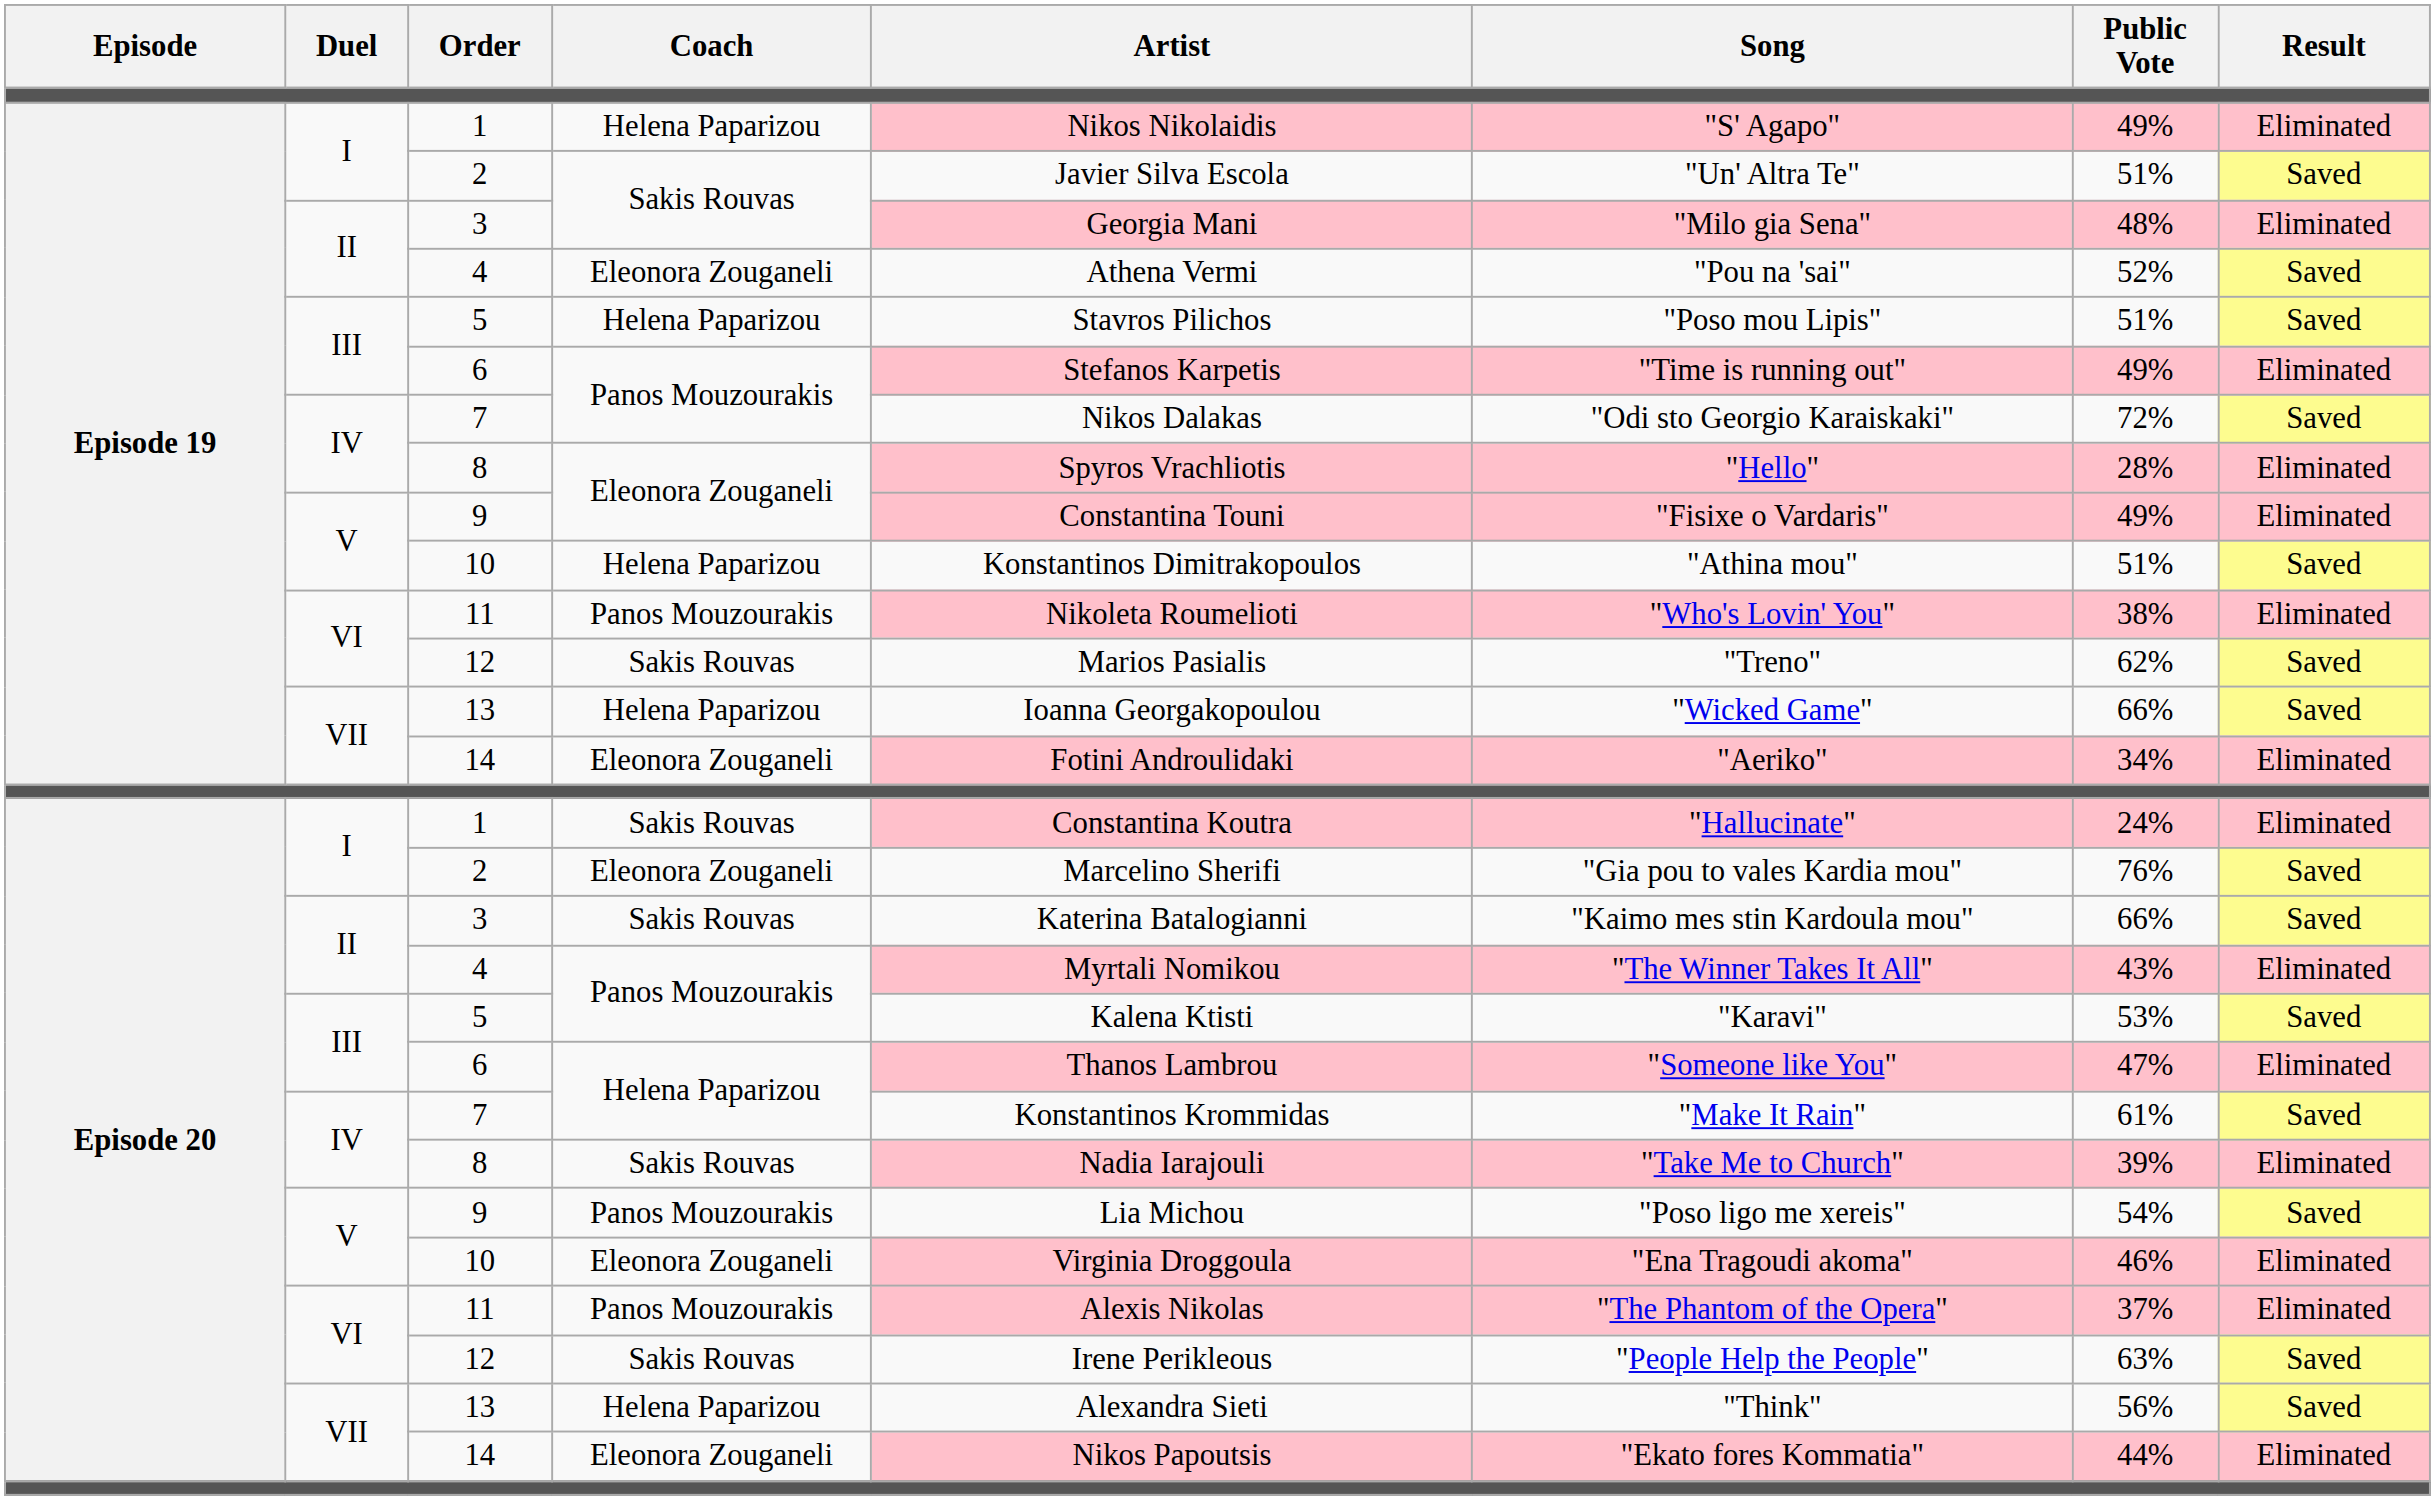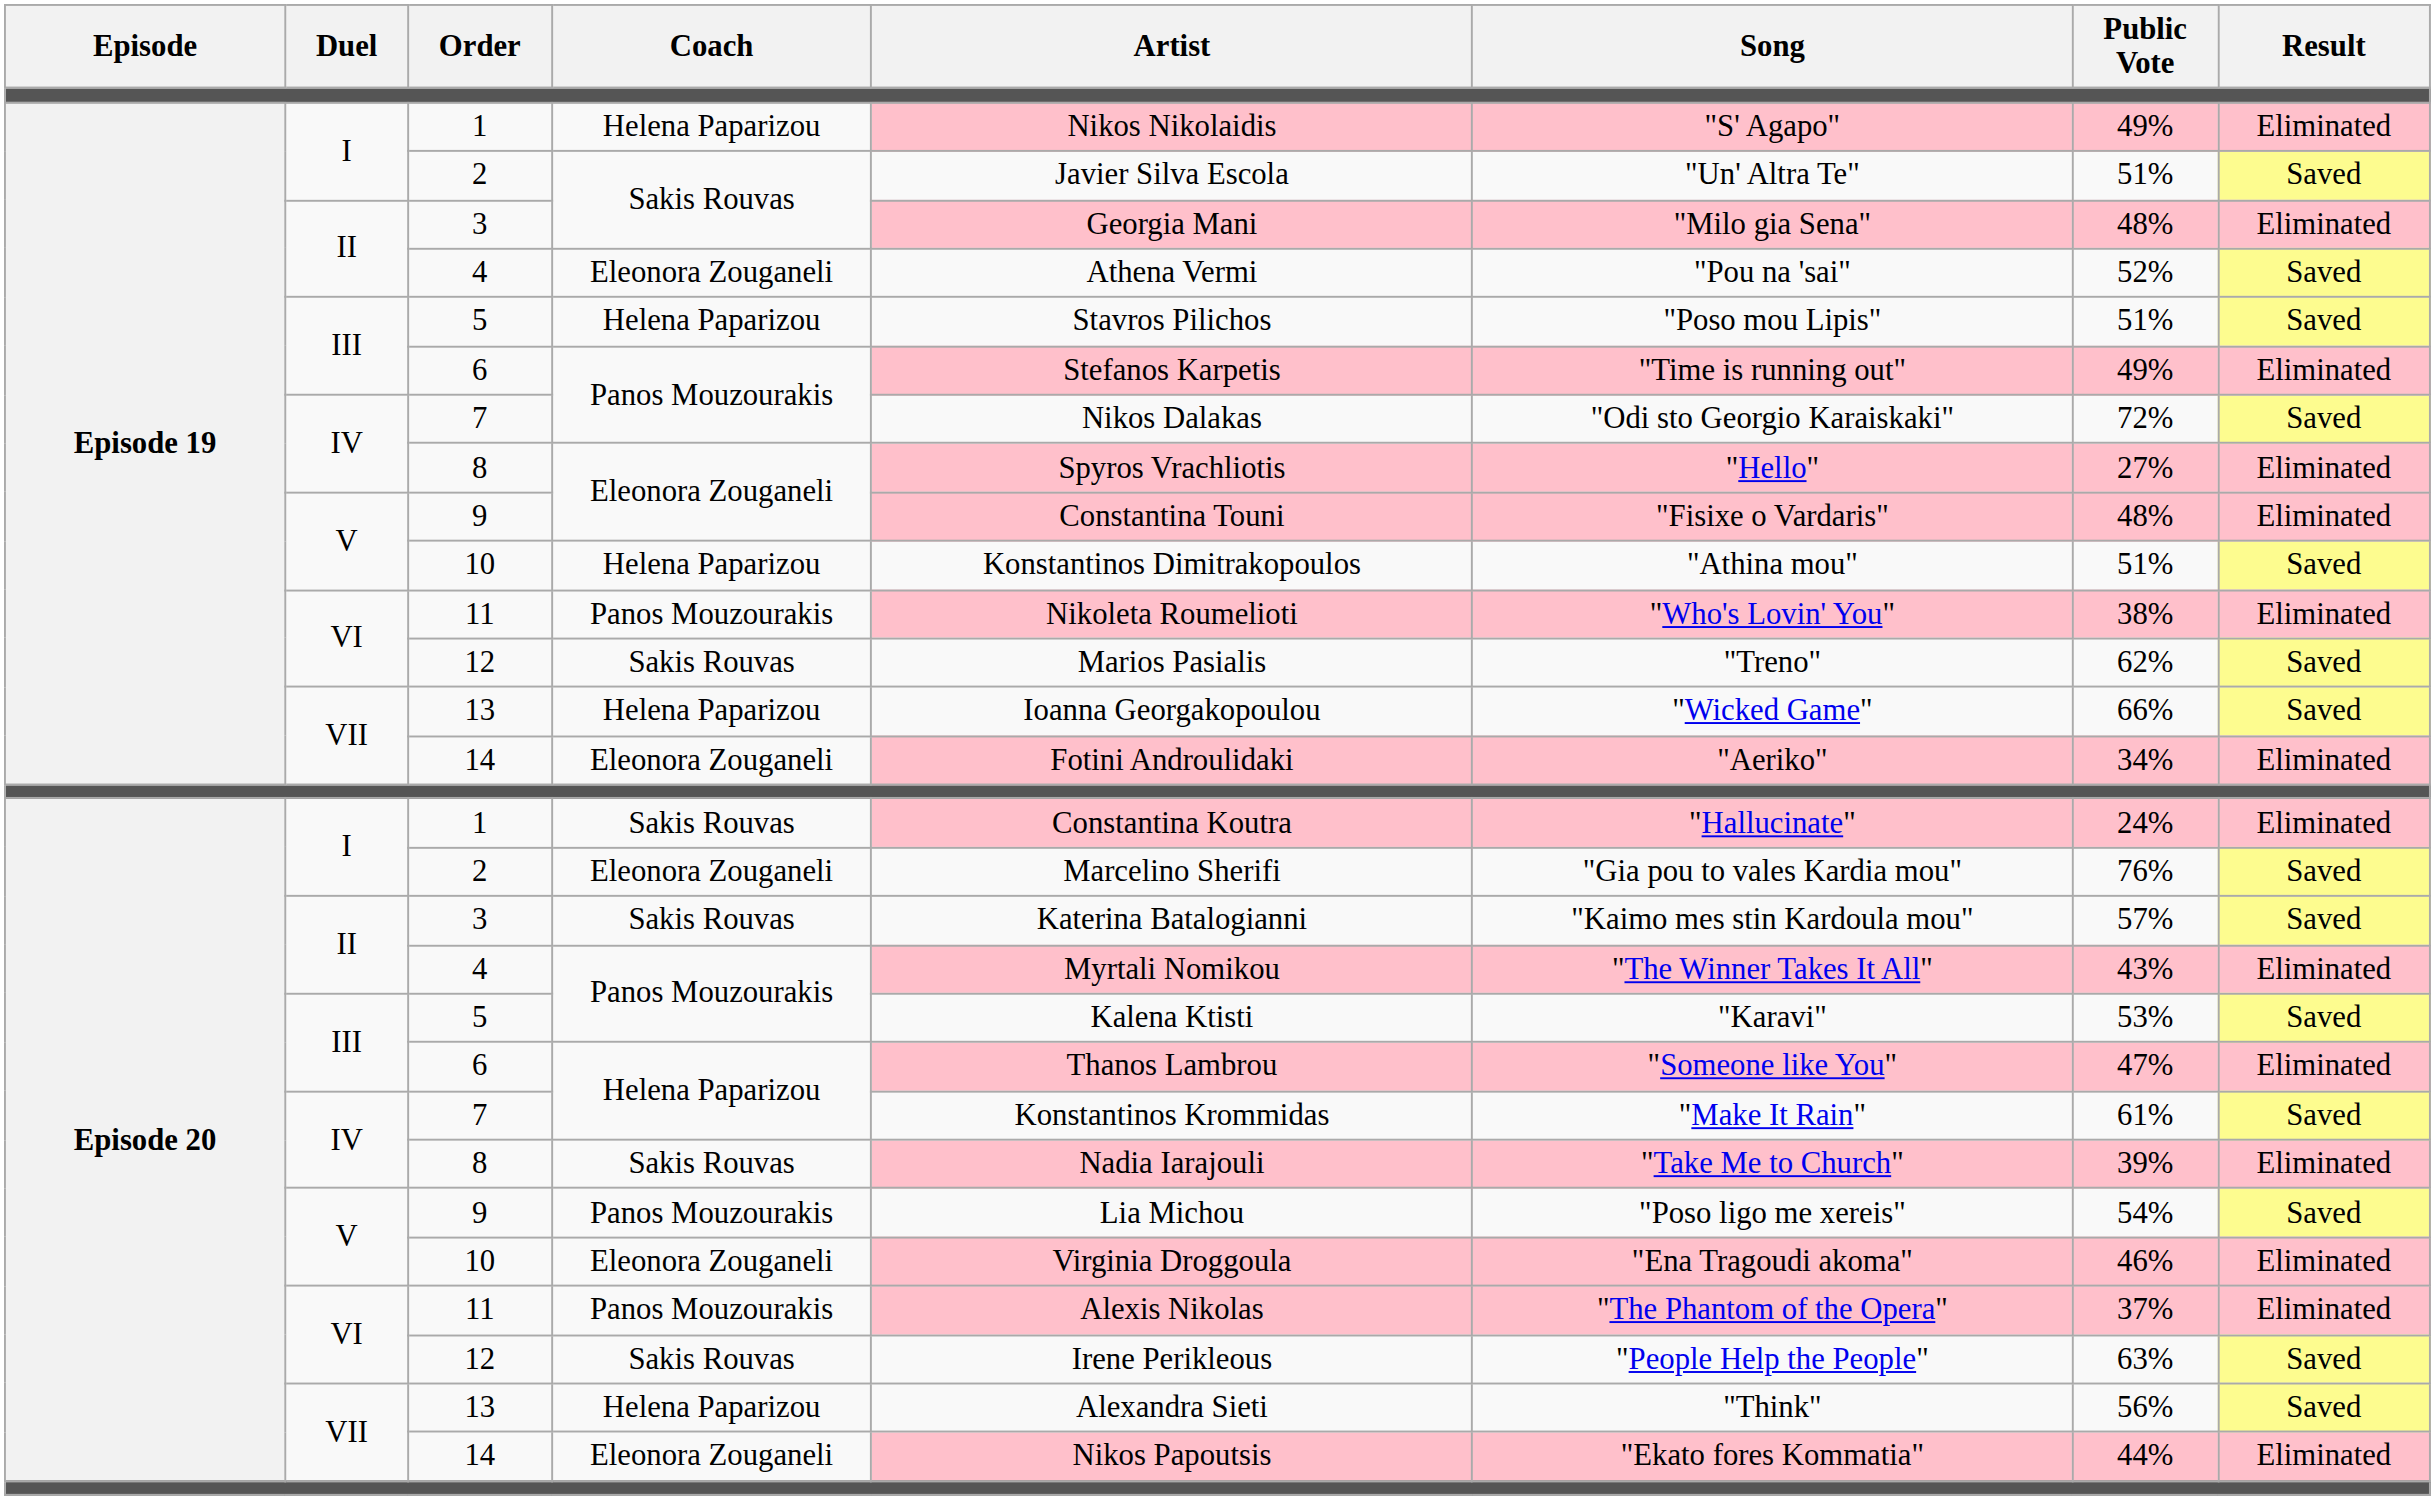(2145, 467) 28% -> (2145, 467) 27%
(2145, 516) 49% -> (2145, 516) 48%
(2145, 919) 66% -> (2145, 919) 57%
